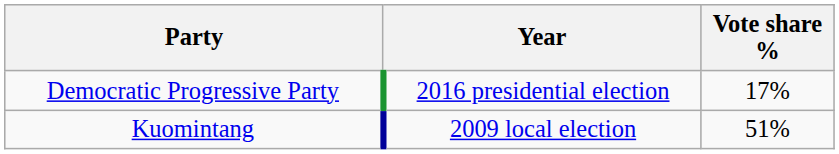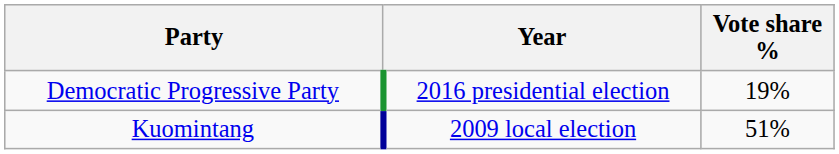(767, 90) 17% -> (767, 90) 19%
